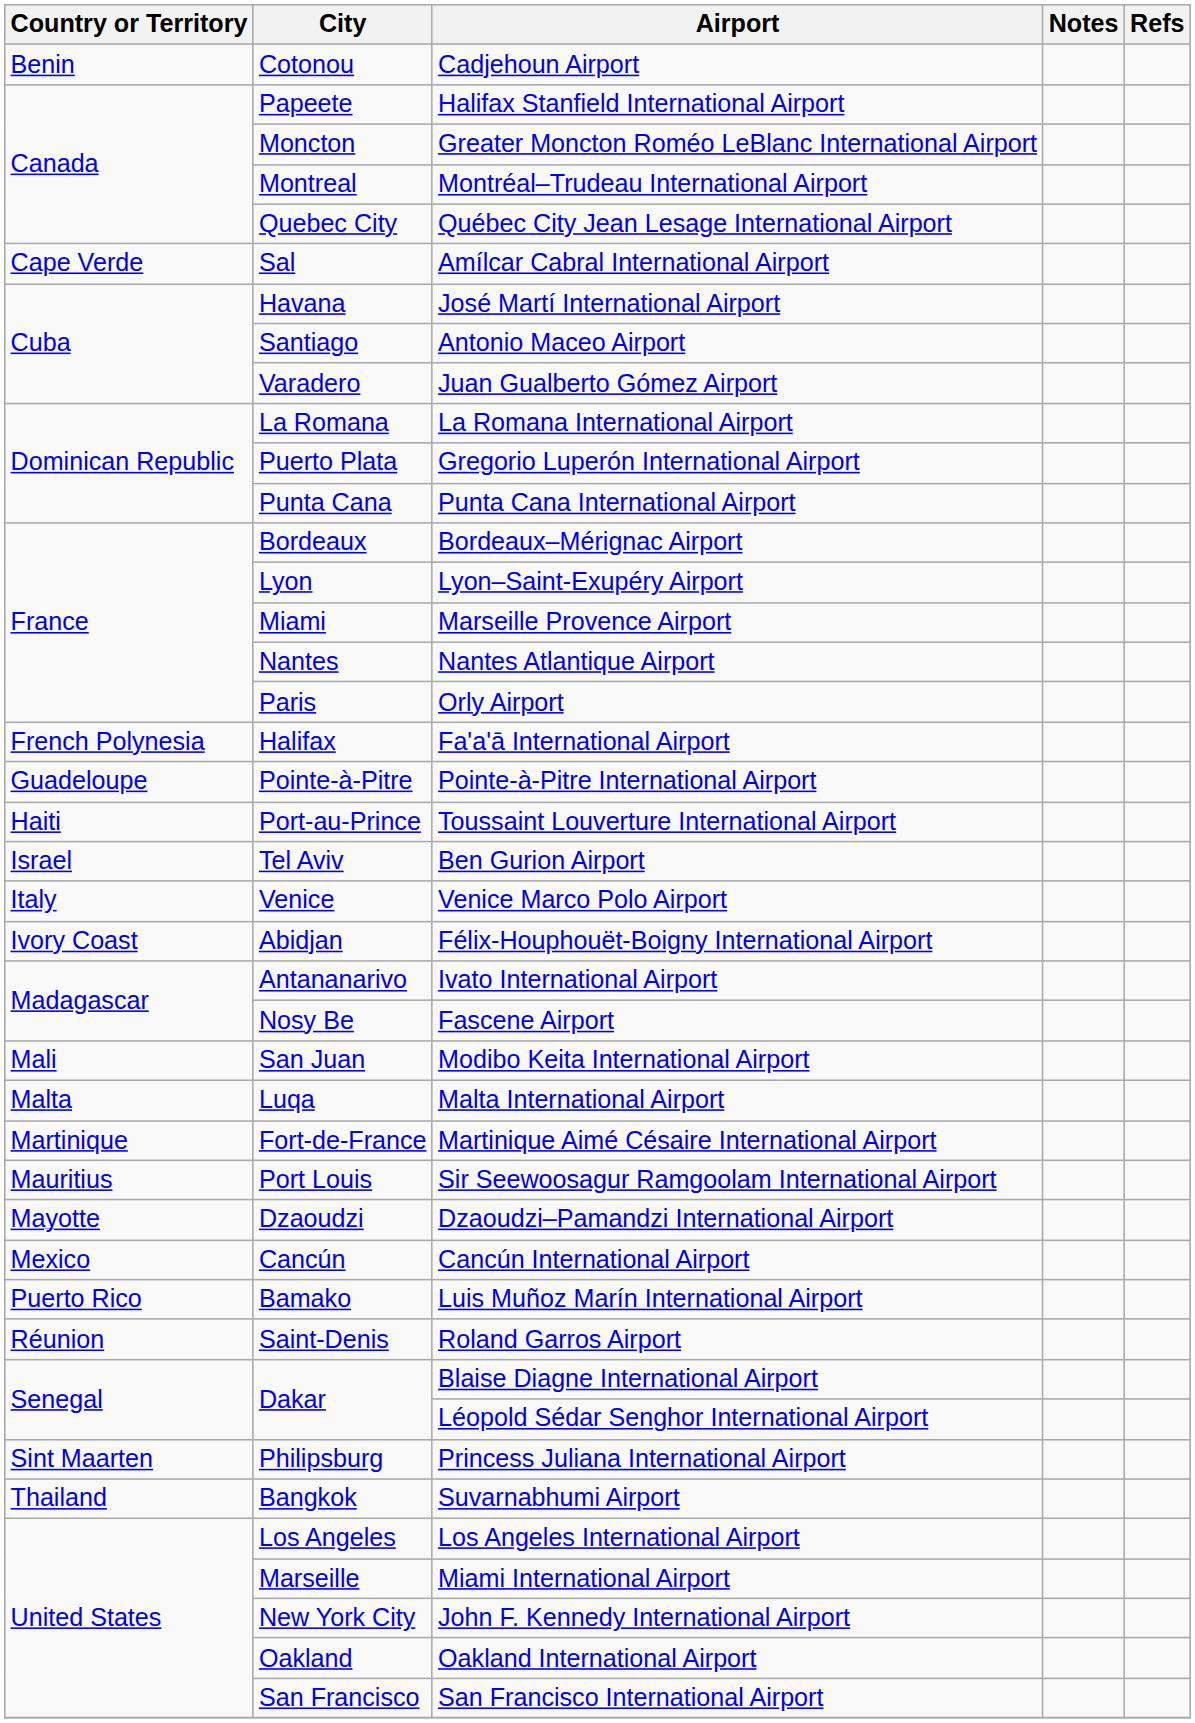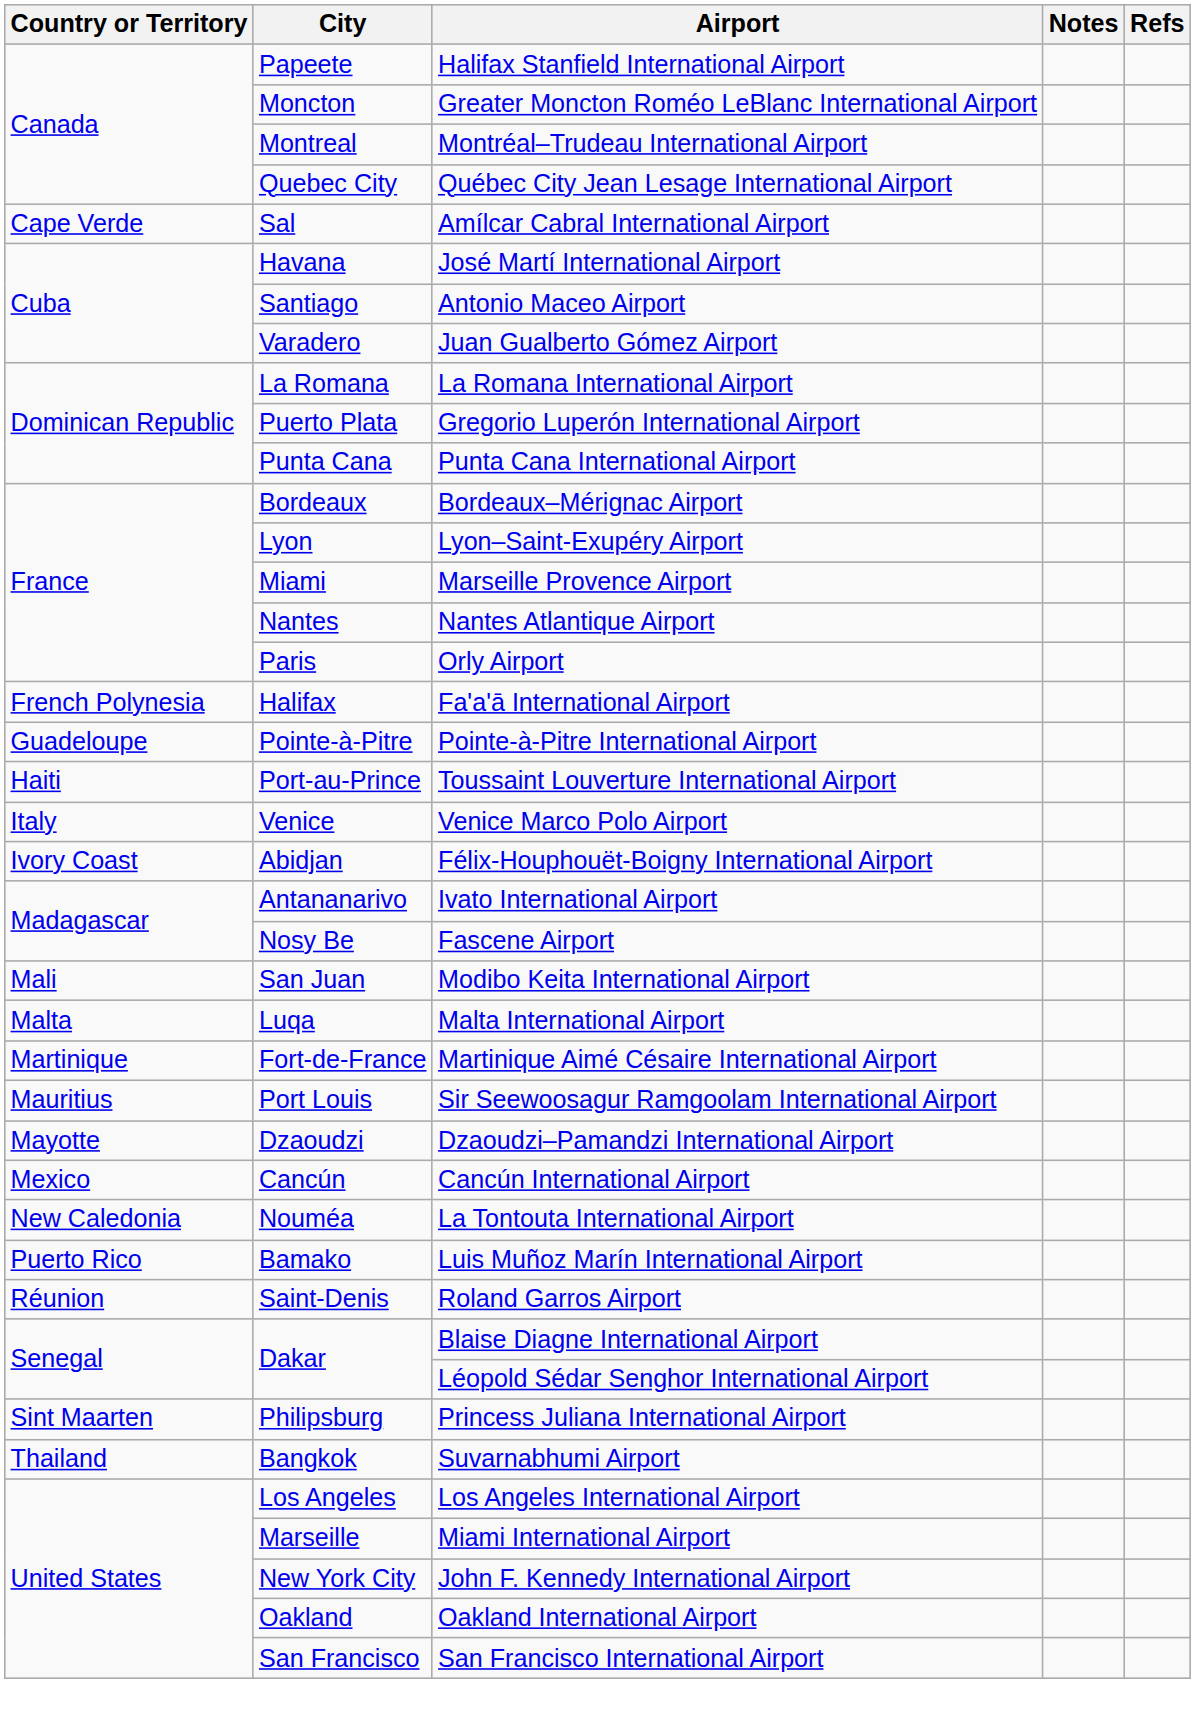- row: (539, 64)
- row: (541, 861)
+ row: (616, 1219)
